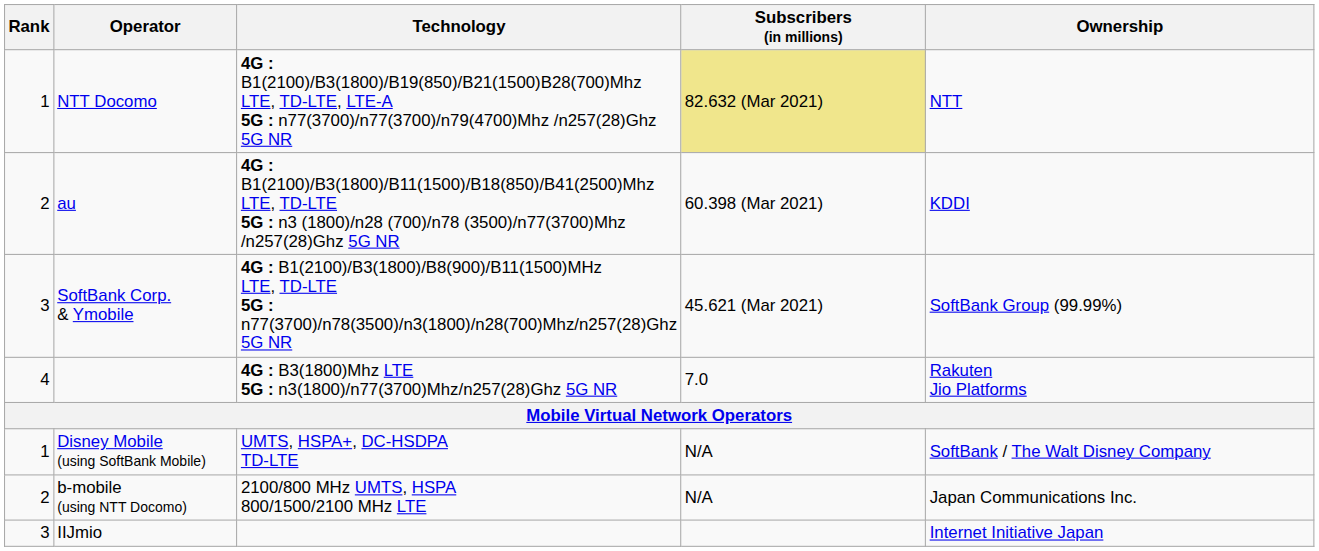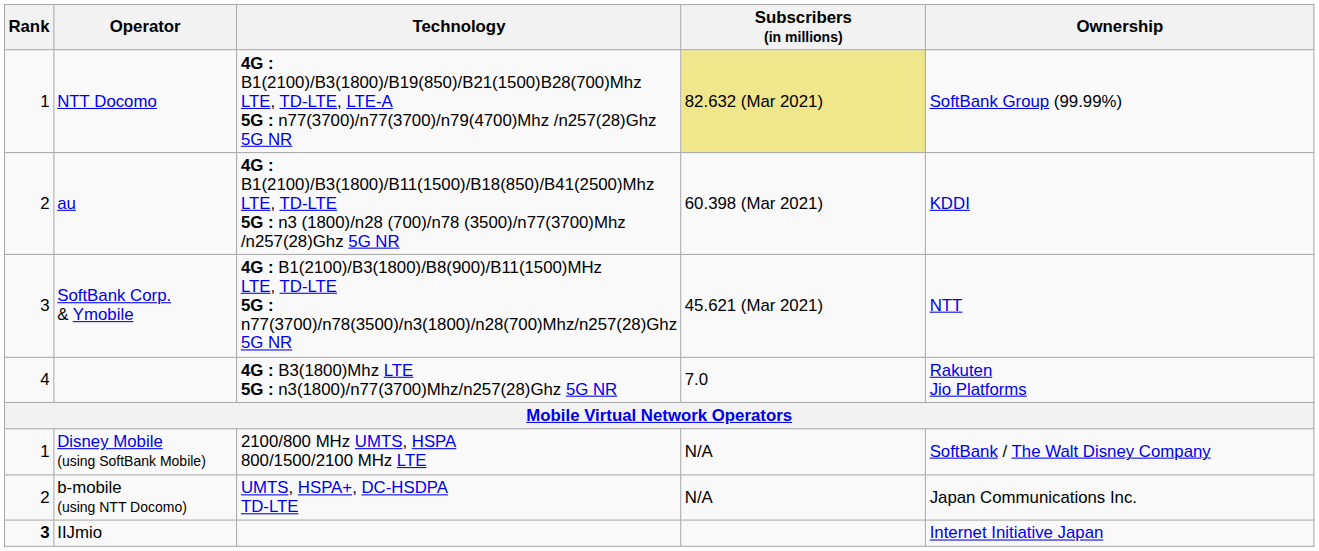(946, 101) NTT -> (1026, 101) SoftBank Group (99.99%)
(1026, 305) SoftBank Group (99.99%) -> (946, 305) NTT
(344, 451) UMTS, HSPA+, DC-HSDPA TD-LTE -> (349, 451) 2100/800 MHz UMTS, HSPA 800/1500/2100 MHz LTE
(349, 497) 2100/800 MHz UMTS, HSPA 800/1500/2100 MHz LTE -> (344, 497) UMTS, HSPA+, DC-HSDPA TD-LTE
(45, 533) normal -> (45, 533) bold
